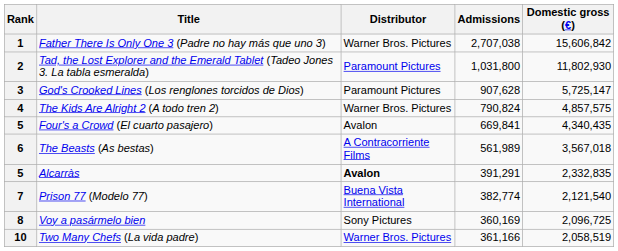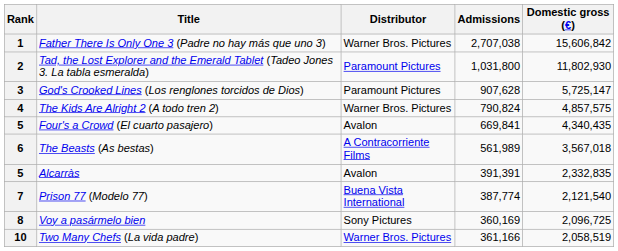(362, 173) bold -> (360, 173) normal
(500, 173) 391,291 -> (500, 173) 391,391
(500, 196) 382,774 -> (500, 196) 387,774
